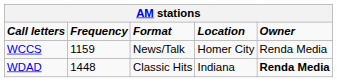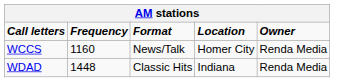(83, 49) 1159 -> (83, 49) 1160
(295, 67) bold -> (293, 67) normal
